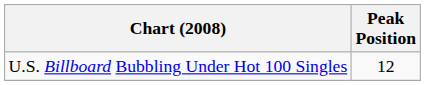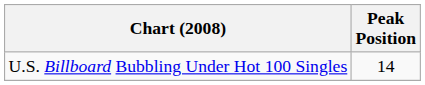(386, 66) 12 -> (386, 66) 14
